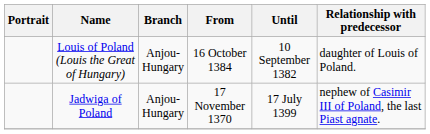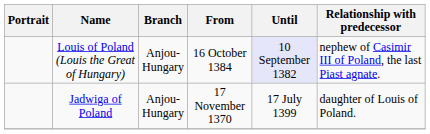(284, 60) no background -> (284, 60) lavender background
(369, 60) daughter of Louis of Poland. -> (370, 60) nephew of Casimir III of Poland, the last Piast agnate.
(370, 106) nephew of Casimir III of Poland, the last Piast agnate. -> (369, 106) daughter of Louis of Poland.
